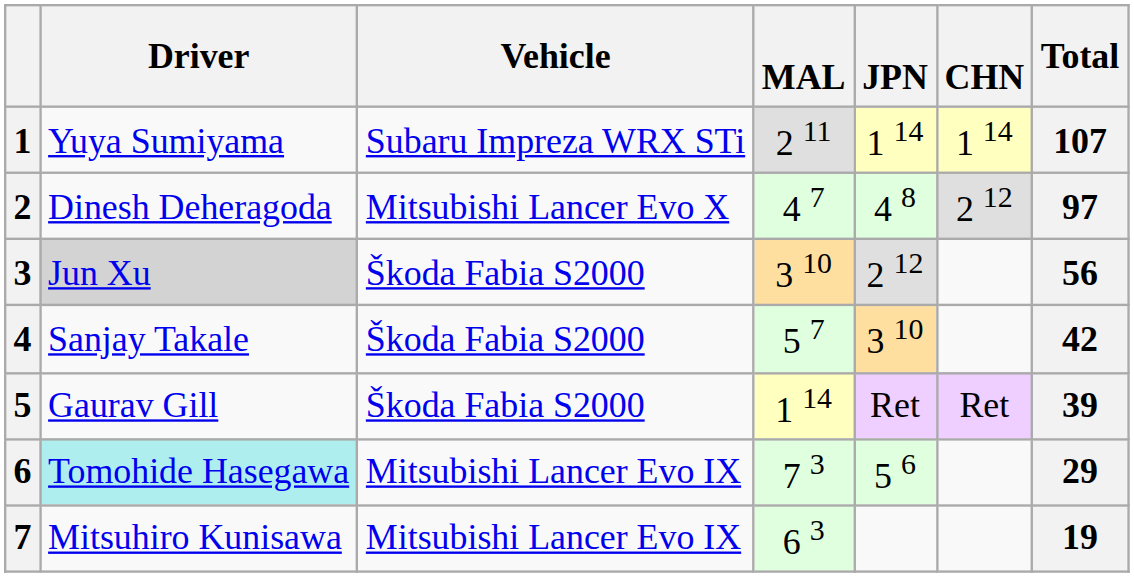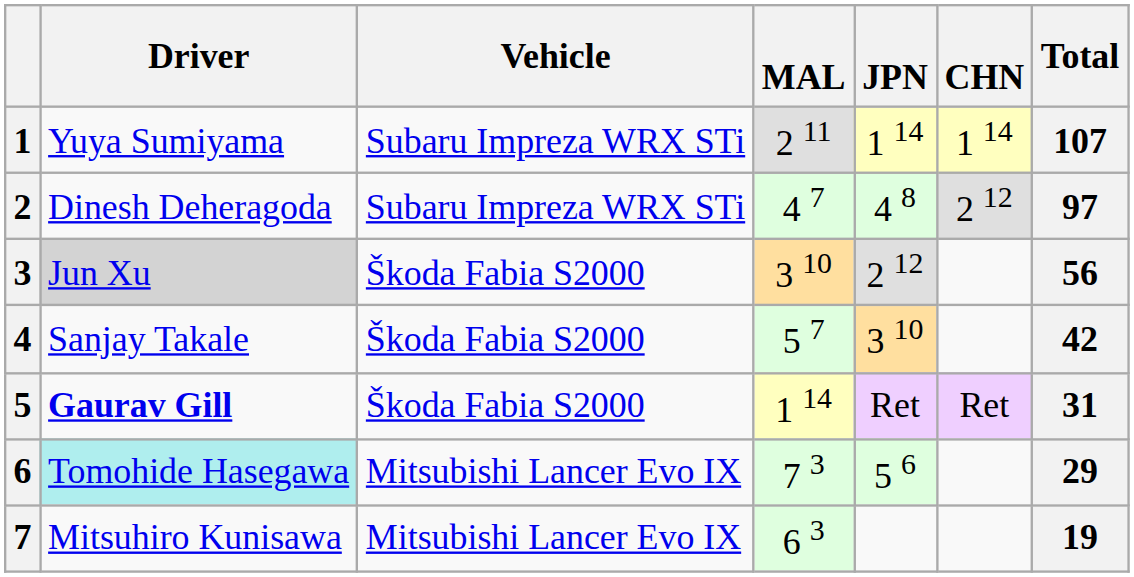(548, 205) Mitsubishi Lancer Evo X -> (556, 205) Subaru Impreza WRX STi
(133, 405) normal -> (140, 405) bold
(1080, 405) 39 -> (1080, 405) 31
